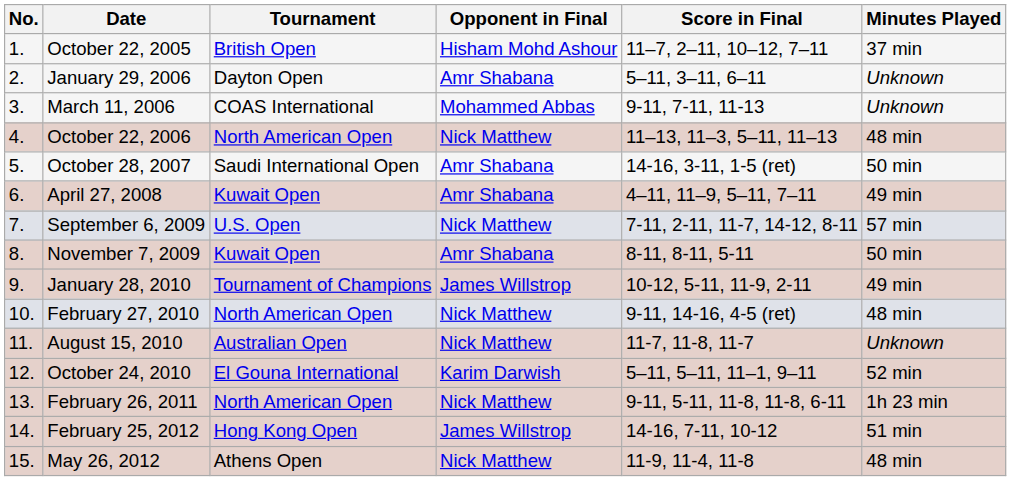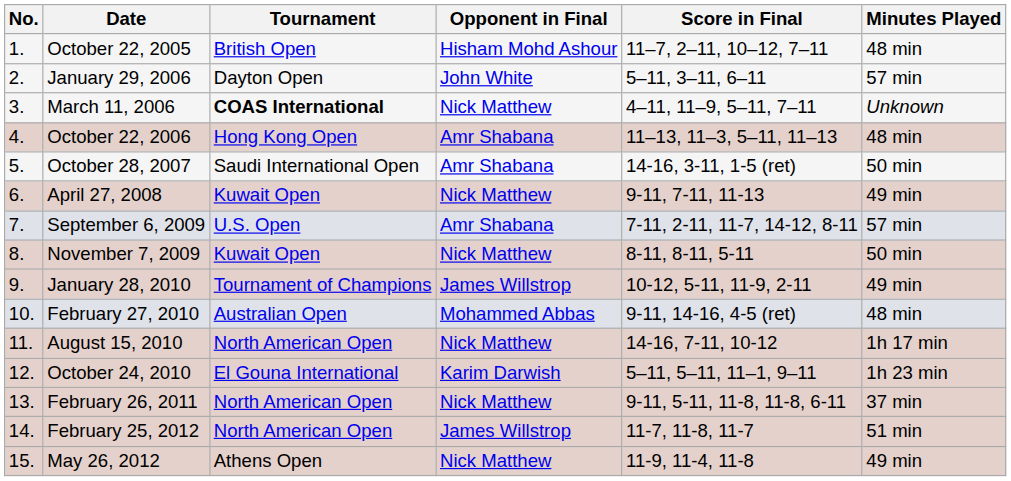(894, 48) 37 min -> (894, 48) 48 min
(497, 78) Amr Shabana -> (486, 78) John White
(905, 78) Unknown -> (894, 78) 57 min
(294, 107) normal -> (299, 107) bold
(517, 107) Mohammed Abbas -> (496, 107) Nick Matthew
(695, 107) 9-11, 7-11, 11-13 -> (721, 107) 4–11, 11–9, 5–11, 7–11
(303, 136) North American Open -> (285, 136) Hong Kong Open
(496, 136) Nick Matthew -> (497, 136) Amr Shabana
(497, 195) Amr Shabana -> (496, 195) Nick Matthew
(721, 195) 4–11, 11–9, 5–11, 7–11 -> (695, 195) 9-11, 7-11, 11-13
(496, 225) Nick Matthew -> (497, 225) Amr Shabana
(497, 254) Amr Shabana -> (496, 254) Nick Matthew
(303, 313) North American Open -> (280, 313) Australian Open
(496, 313) Nick Matthew -> (517, 313) Mohammed Abbas
(280, 343) Australian Open -> (303, 343) North American Open
(690, 343) 11-7, 11-8, 11-7 -> (702, 343) 14-16, 7-11, 10-12
(905, 343) Unknown -> (907, 343) 1h 17 min
(894, 372) 52 min -> (907, 372) 1h 23 min
(907, 401) 1h 23 min -> (894, 401) 37 min
(285, 431) Hong Kong Open -> (303, 431) North American Open
(702, 431) 14-16, 7-11, 10-12 -> (690, 431) 11-7, 11-8, 11-7
(894, 460) 48 min -> (894, 460) 49 min
